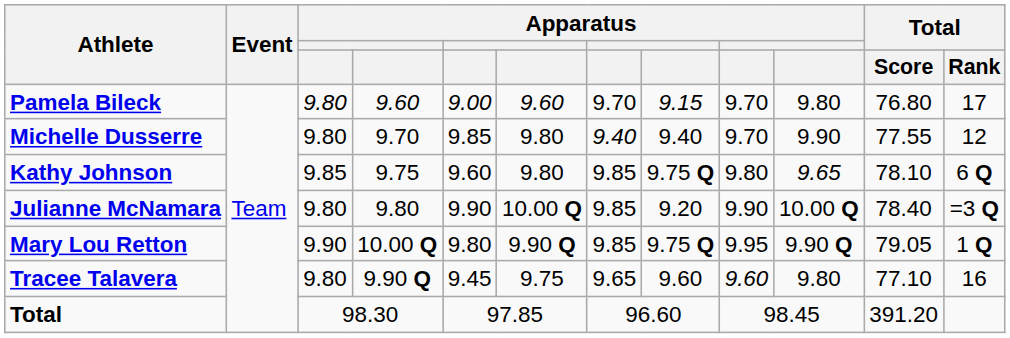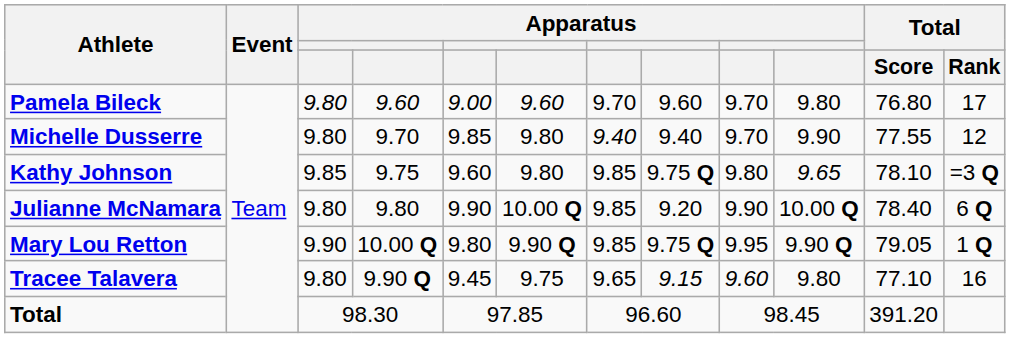(680, 102) 9.15 -> (680, 102) 9.60
(974, 173) 6 Q -> (974, 173) =3 Q
(974, 208) =3 Q -> (974, 208) 6 Q
(680, 279) 9.60 -> (680, 279) 9.15
